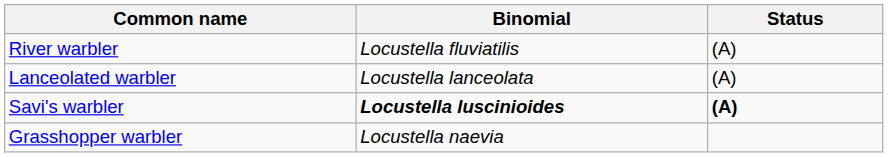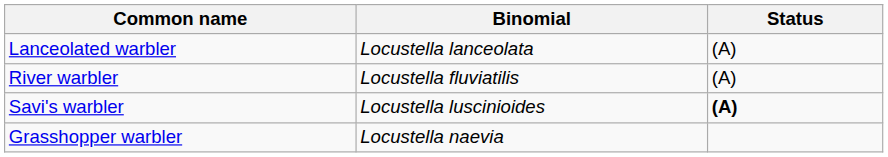rows swapped: (92, 78) <-> (64, 48)
(462, 107) bold -> (453, 107) normal
